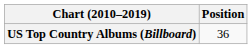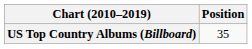(223, 33) 36 -> (223, 33) 35
